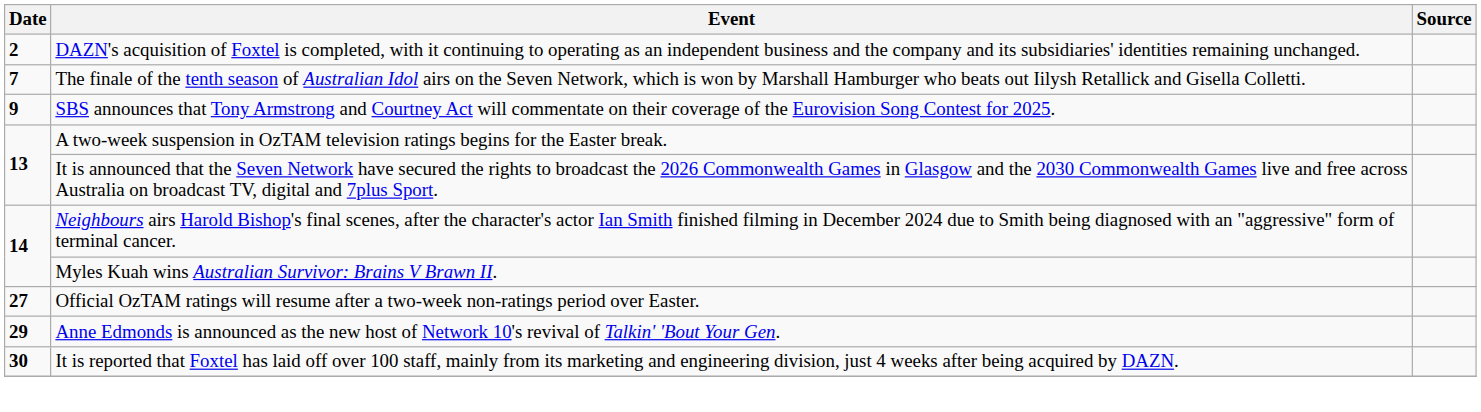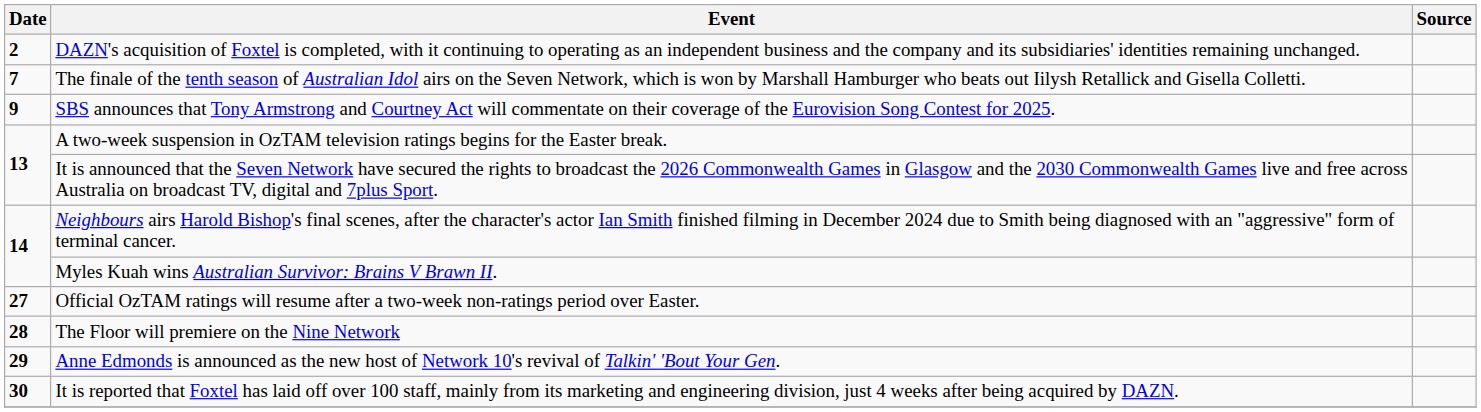+ row: (228, 331)
